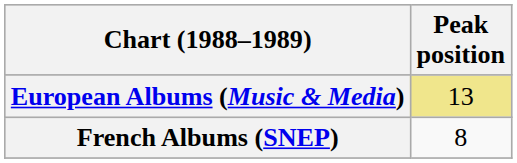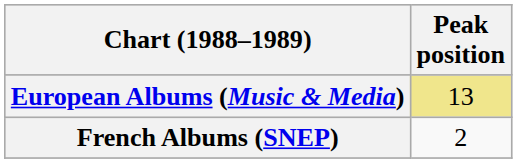(461, 137) 8 -> (461, 137) 2
